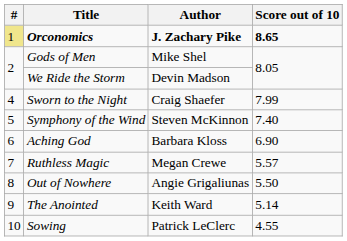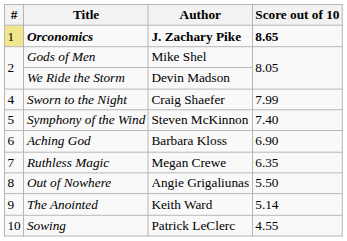(267, 162) 5.57 -> (267, 162) 6.35
